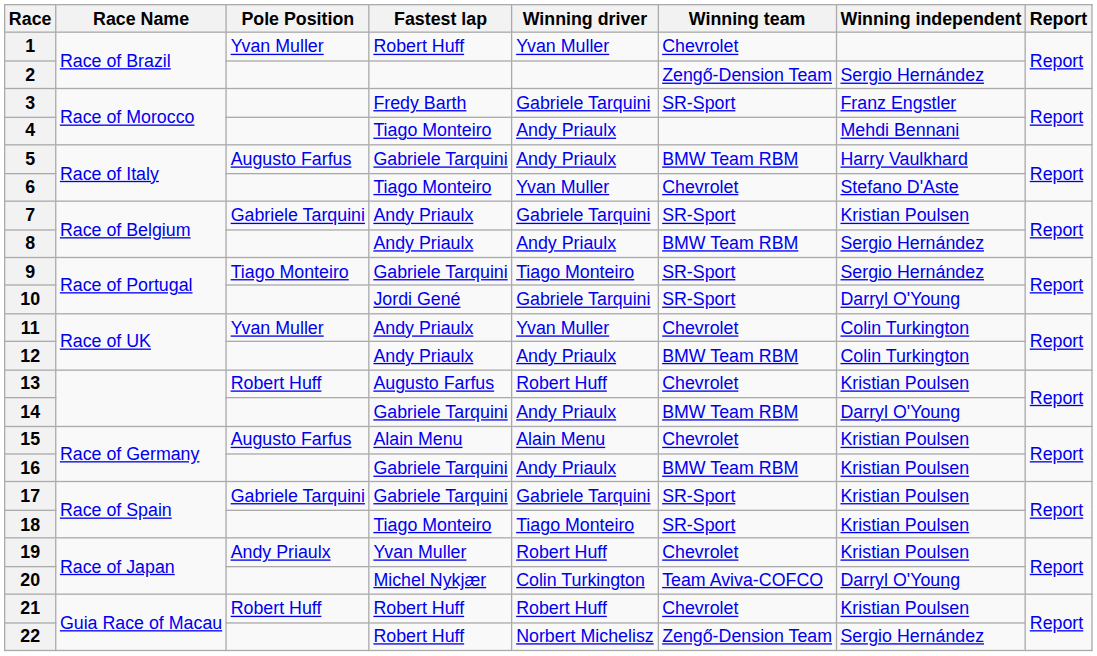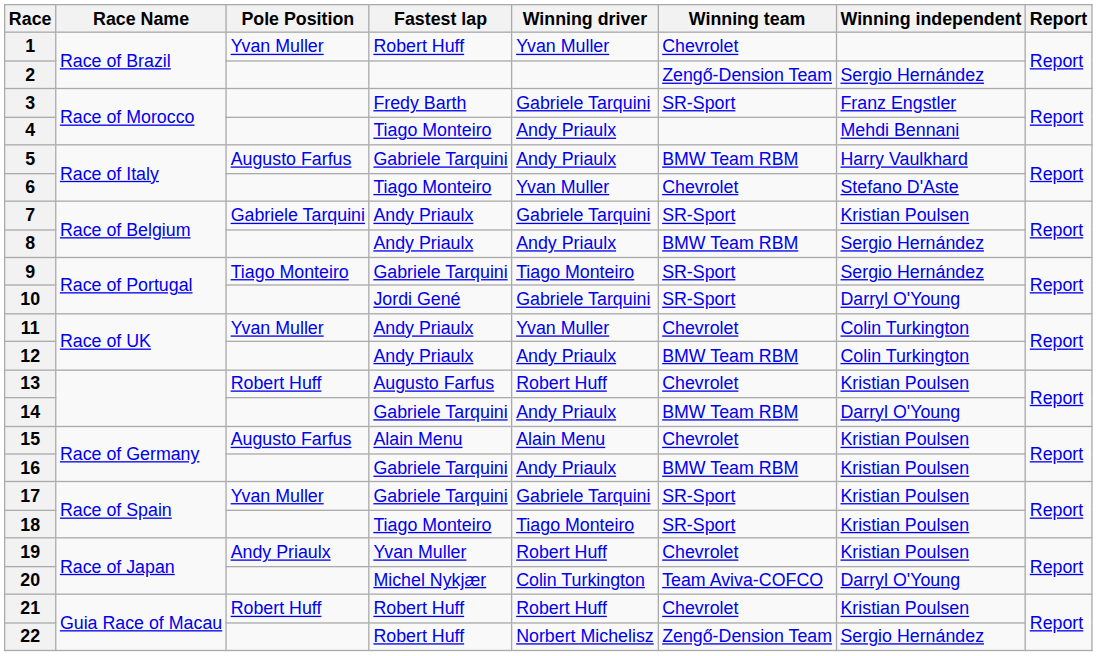(298, 496) Gabriele Tarquini -> (277, 496) Yvan Muller
